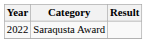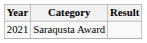(18, 30) 2022 -> (18, 30) 2021
